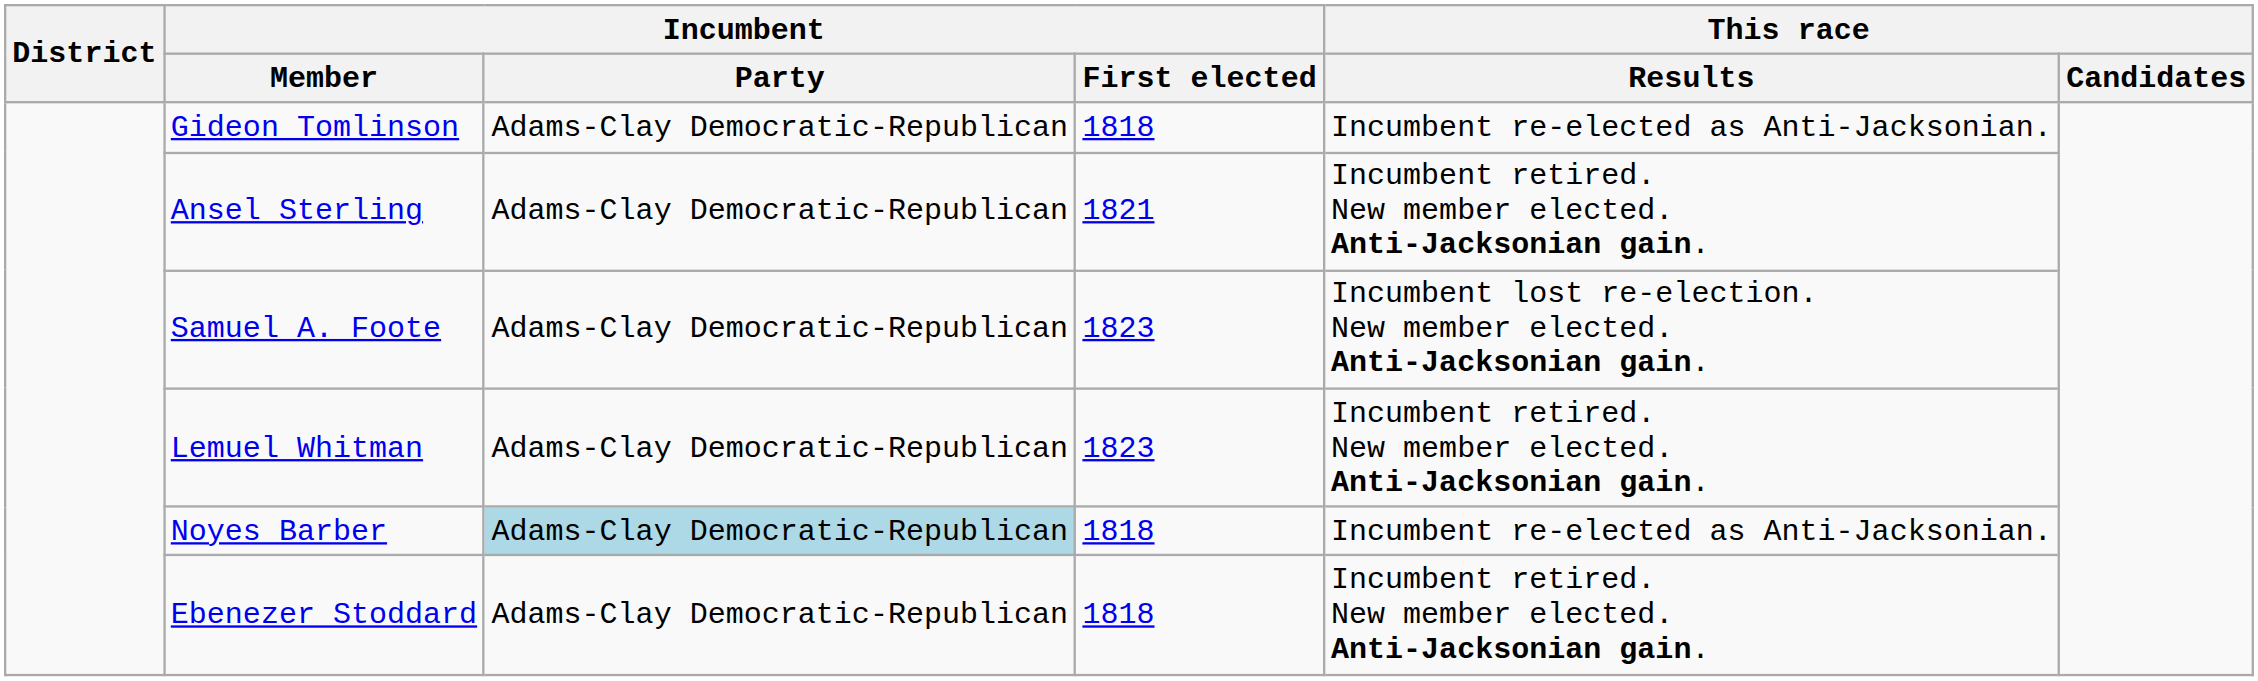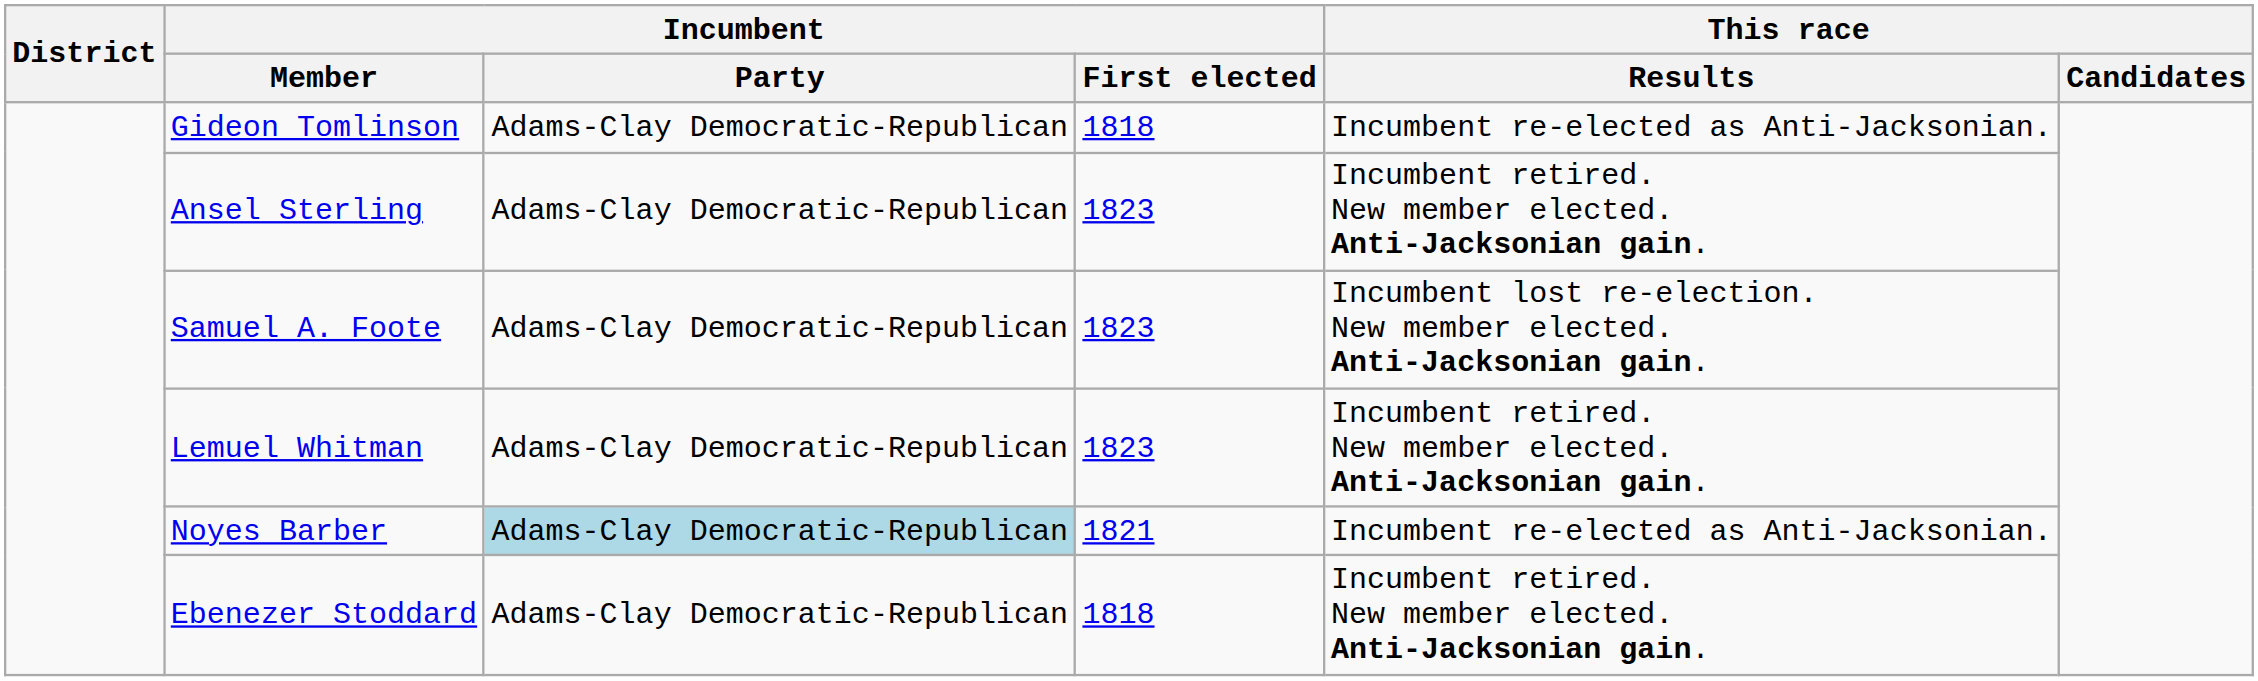(1118, 211) 1821 -> (1118, 211) 1823
(1118, 531) 1818 -> (1118, 531) 1821
